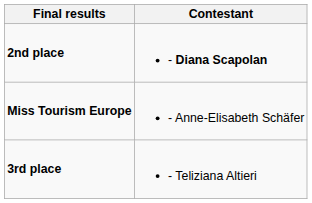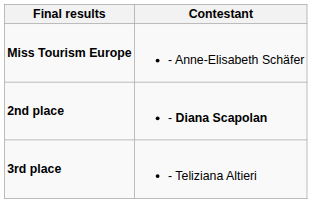rows swapped: (69, 111) <-> (36, 53)
